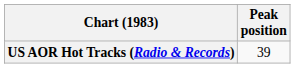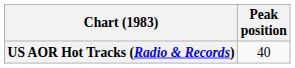(264, 52) 39 -> (264, 52) 40
